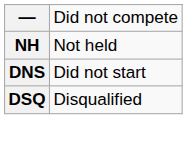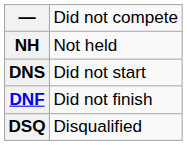+ row: (27, 99)
